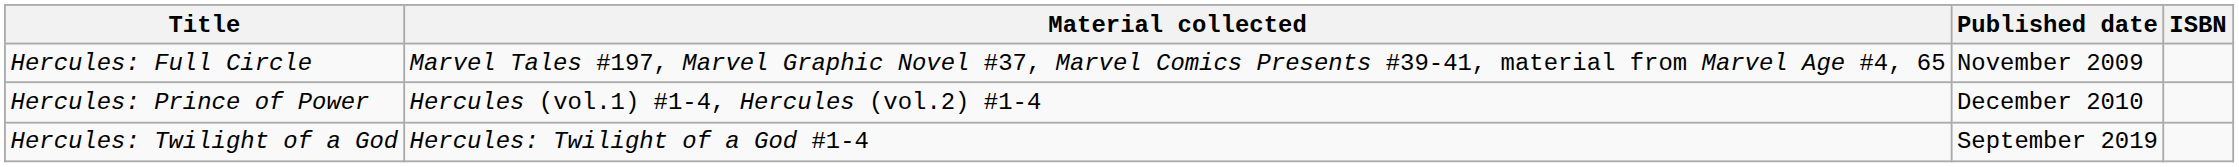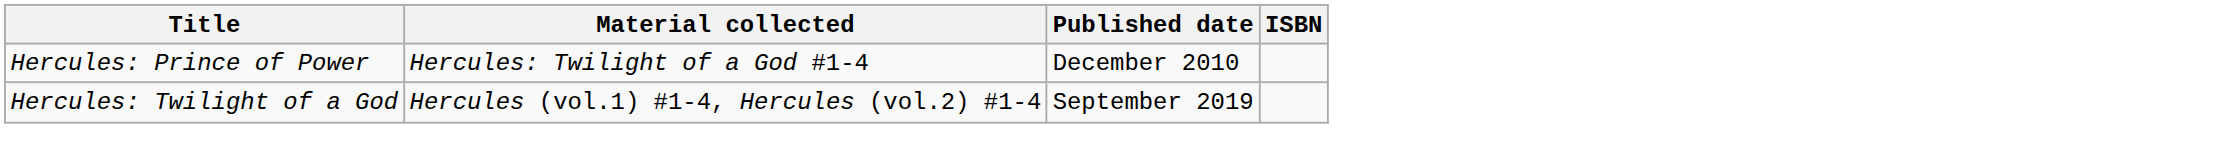- row: (161, 63)
(725, 102) Hercules (vol.1) #1-4, Hercules (vol.2) #1-4 -> (639, 63) Hercules: Twilight of a God #1-4
(639, 141) Hercules: Twilight of a God #1-4 -> (725, 102) Hercules (vol.1) #1-4, Hercules (vol.2) #1-4
